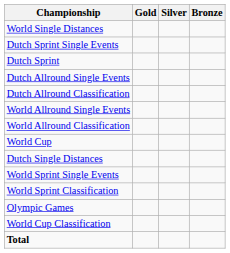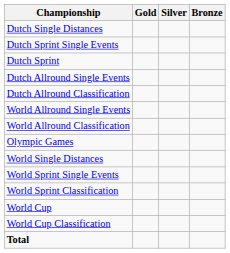rows swapped: (55, 158) <-> (55, 28)
rows swapped: (40, 207) <-> (29, 142)
